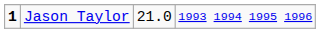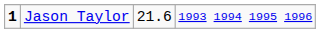(154, 17) 21.0 -> (154, 17) 21.6
